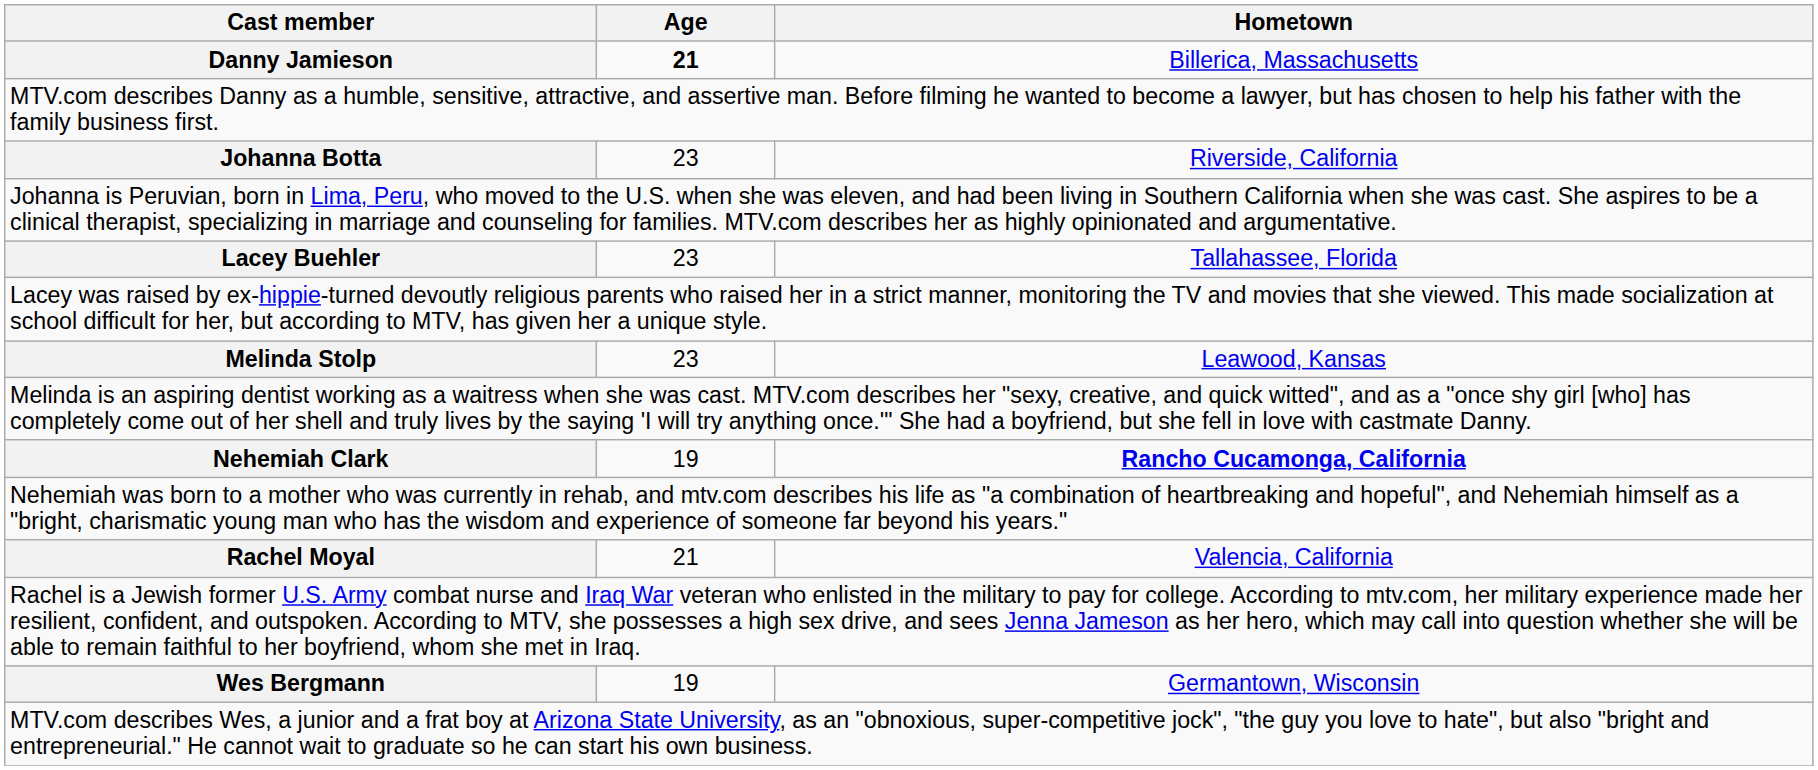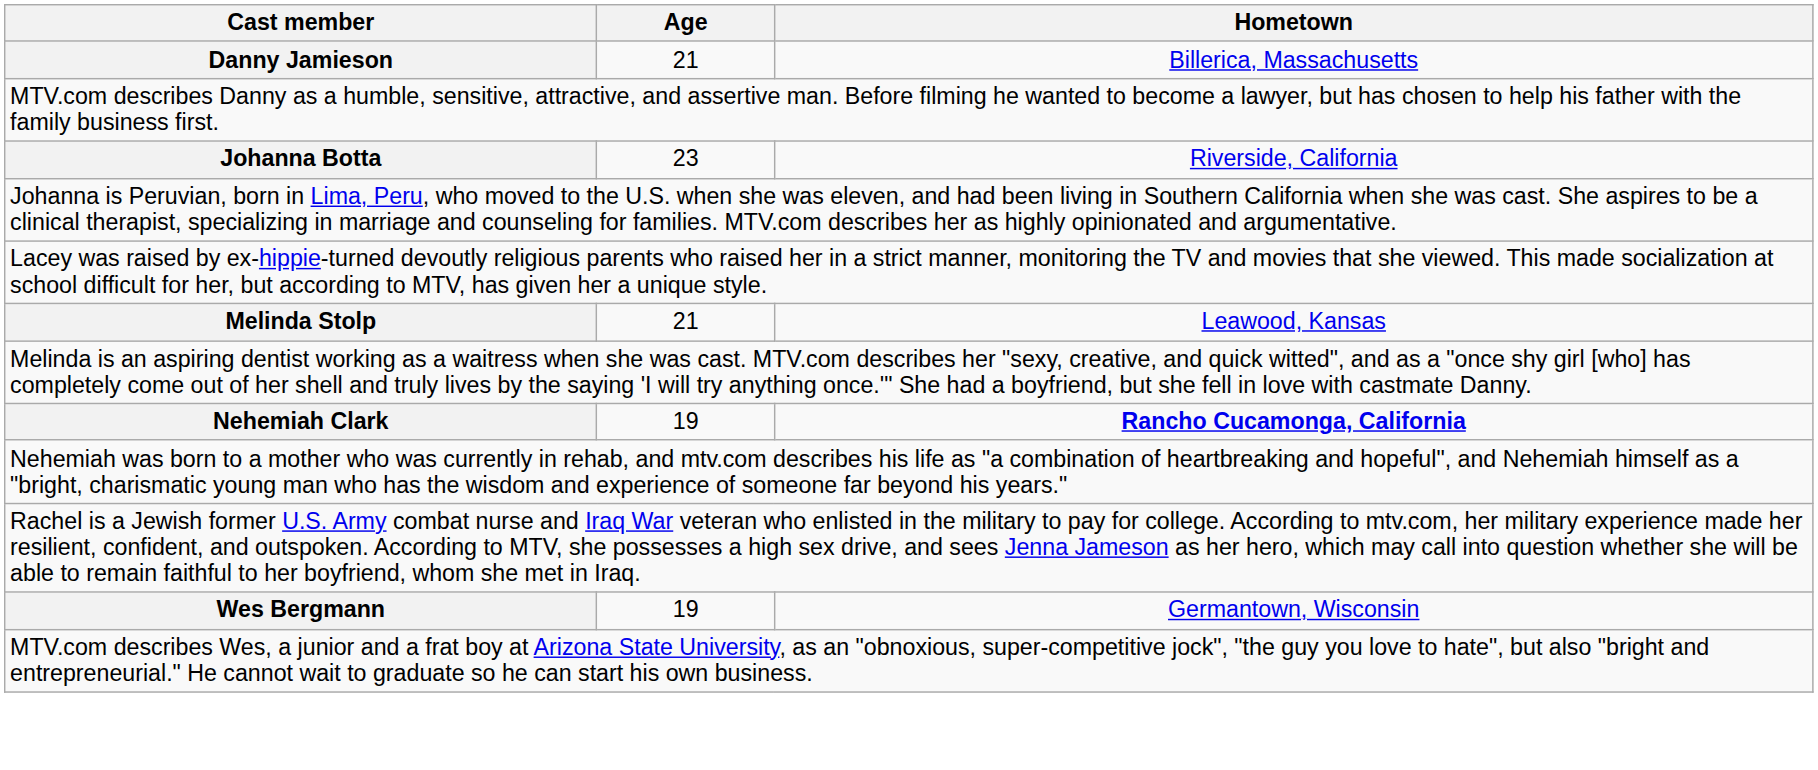(686, 59) bold -> (686, 59) normal
- row: (301, 259)
(686, 358) 23 -> (686, 321) 21
- row: (301, 558)
